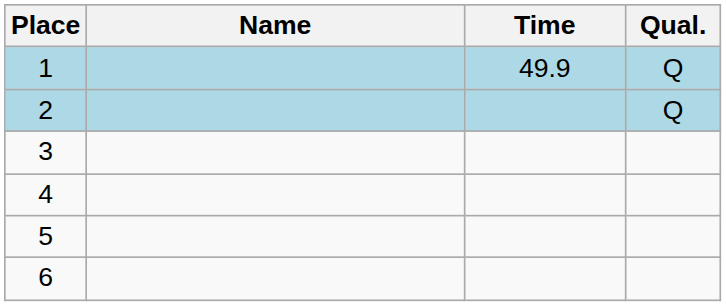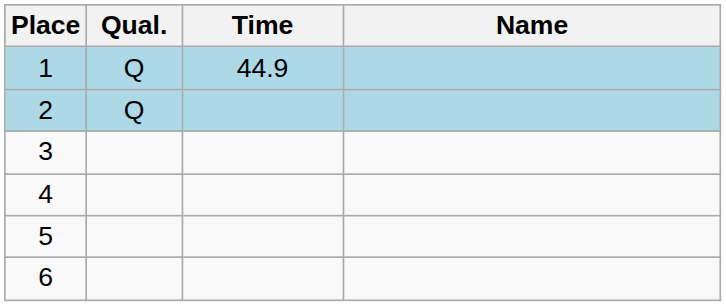columns swapped: (275, 25) <-> (673, 25)
(545, 67) 49.9 -> (263, 67) 44.9
